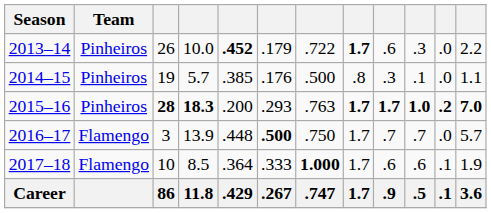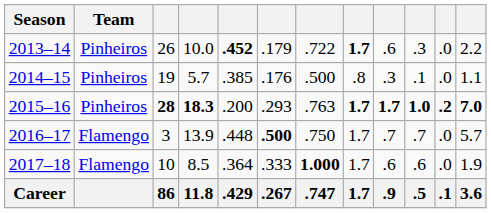(445, 164) .1 -> (445, 164) .0
